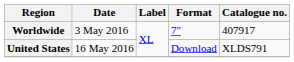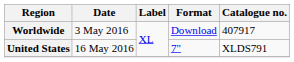(176, 30) 7" -> (194, 30) Download
(194, 48) Download -> (176, 48) 7"
